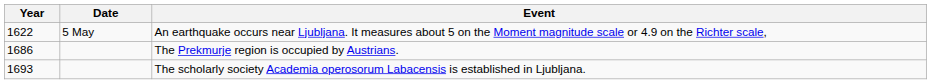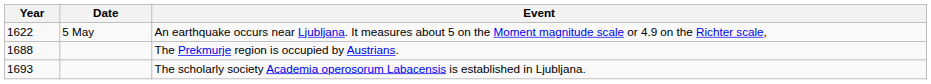(20, 50) 1686 -> (20, 50) 1688
